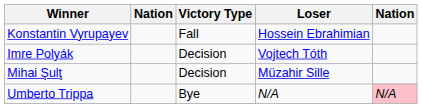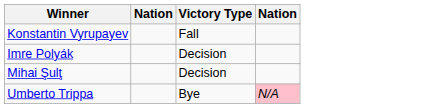- column: (314, 14)
